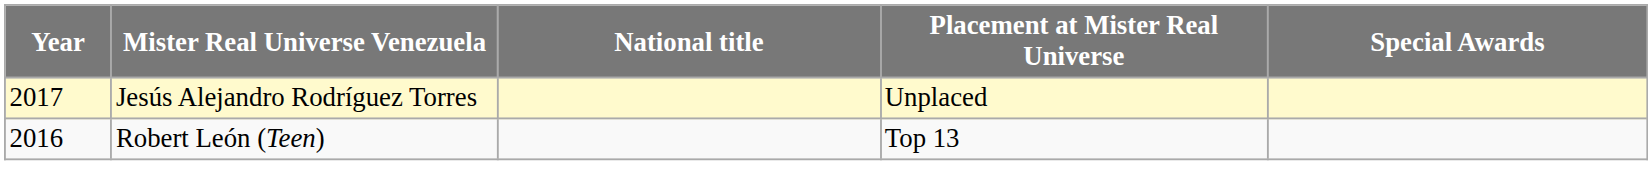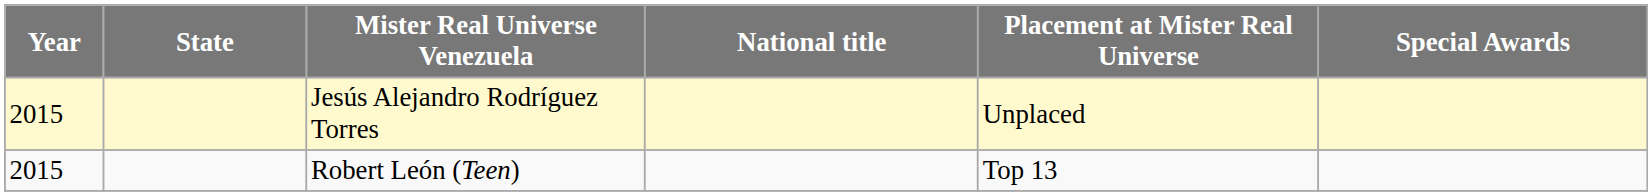+ column: (205, 40)
(36, 97) 2017 -> (36, 113) 2015
(36, 138) 2016 -> (36, 170) 2015
